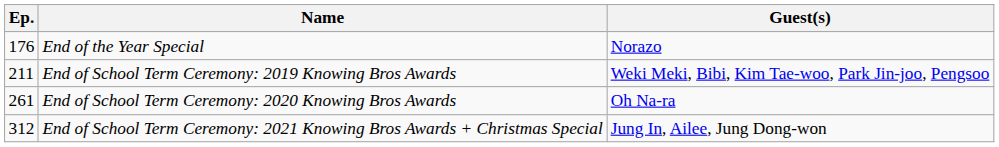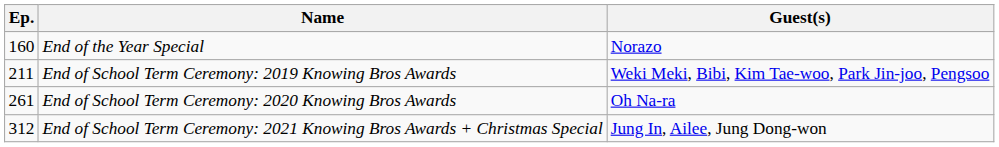(21, 45) 176 -> (21, 45) 160
